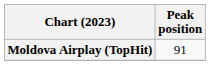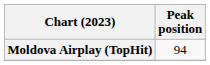(180, 49) 91 -> (180, 49) 94
